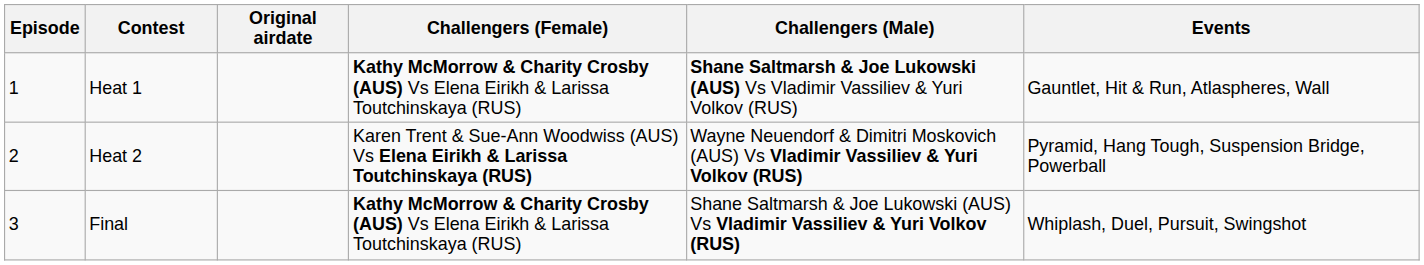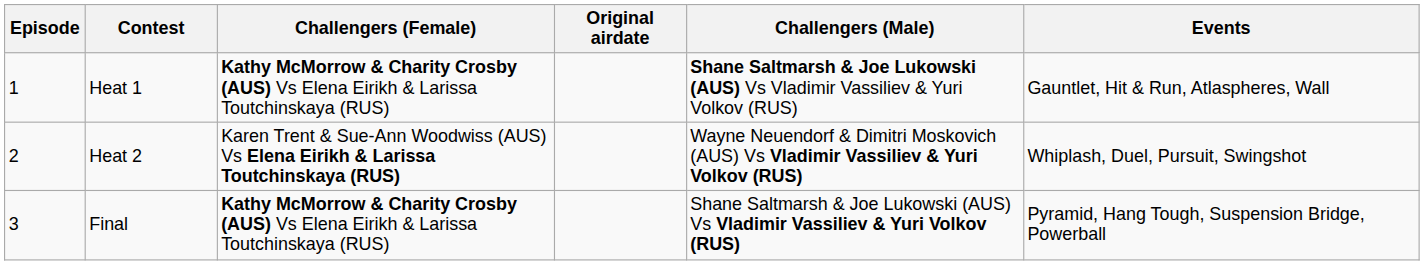columns swapped: (283, 28) <-> (518, 28)
(1196, 156) Pyramid, Hang Tough, Suspension Bridge, Powerball -> (1167, 156) Whiplash, Duel, Pursuit, Swingshot
(1167, 224) Whiplash, Duel, Pursuit, Swingshot -> (1196, 224) Pyramid, Hang Tough, Suspension Bridge, Powerball
